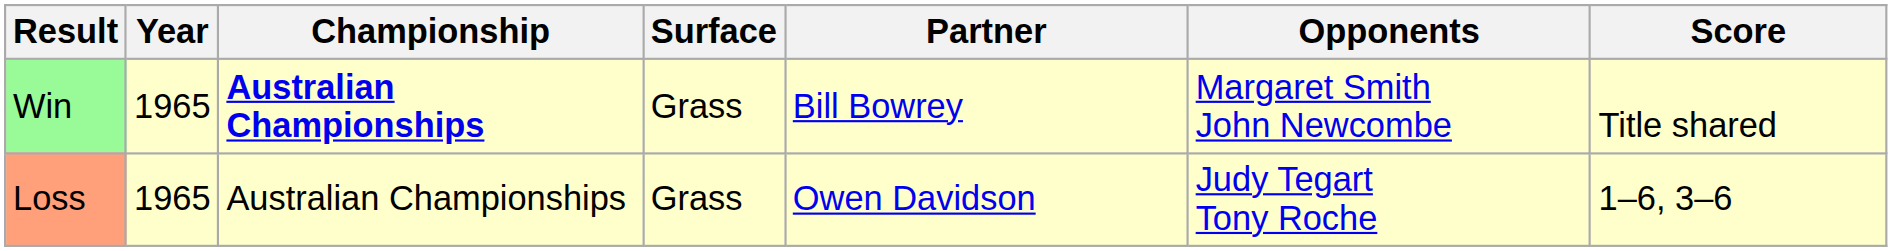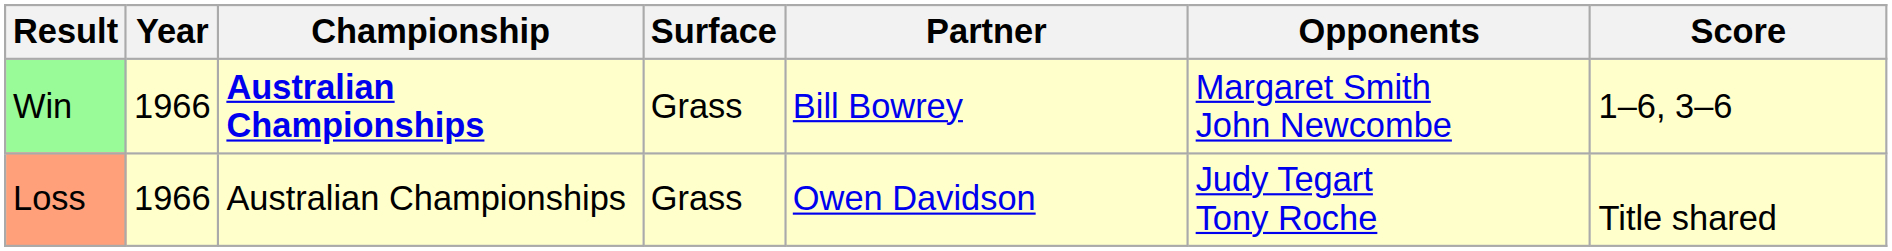(172, 105) 1965 -> (172, 105) 1966
(1688, 125) Title shared -> (1665, 105) 1–6, 3–6
(172, 198) 1965 -> (172, 198) 1966
(1665, 198) 1–6, 3–6 -> (1688, 218) Title shared
